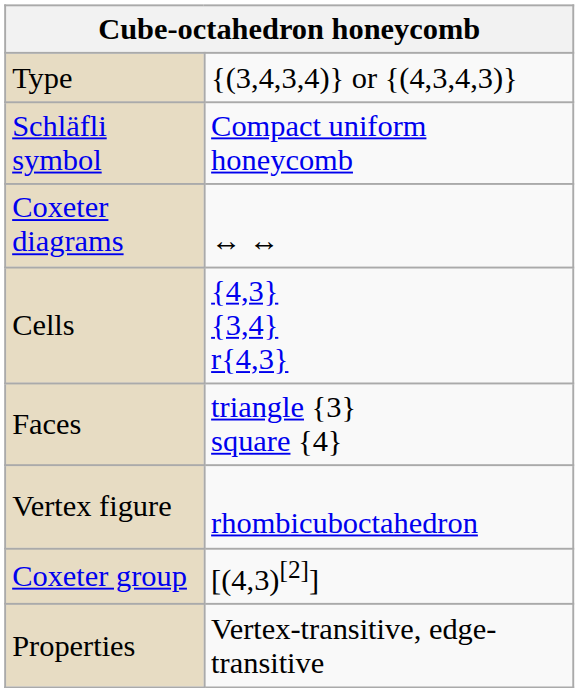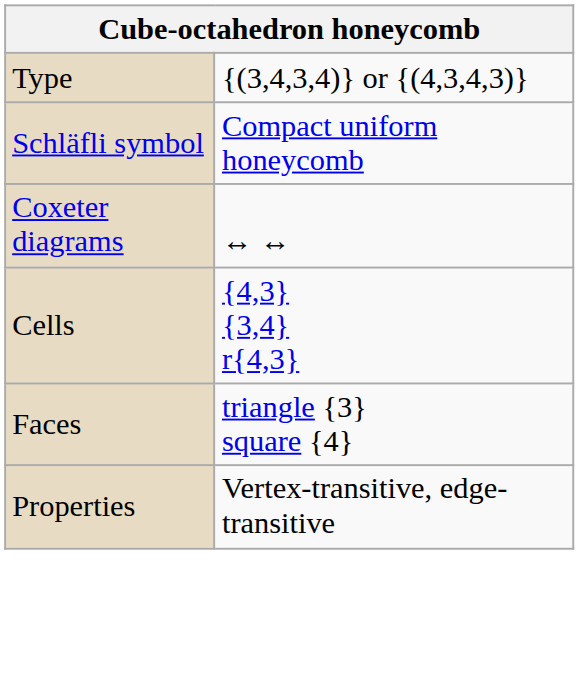- row: (92, 506)
- row: (100, 575)
